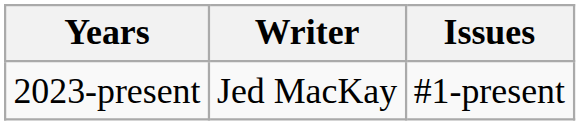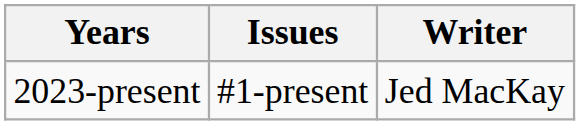columns swapped: (307, 32) <-> (489, 32)
